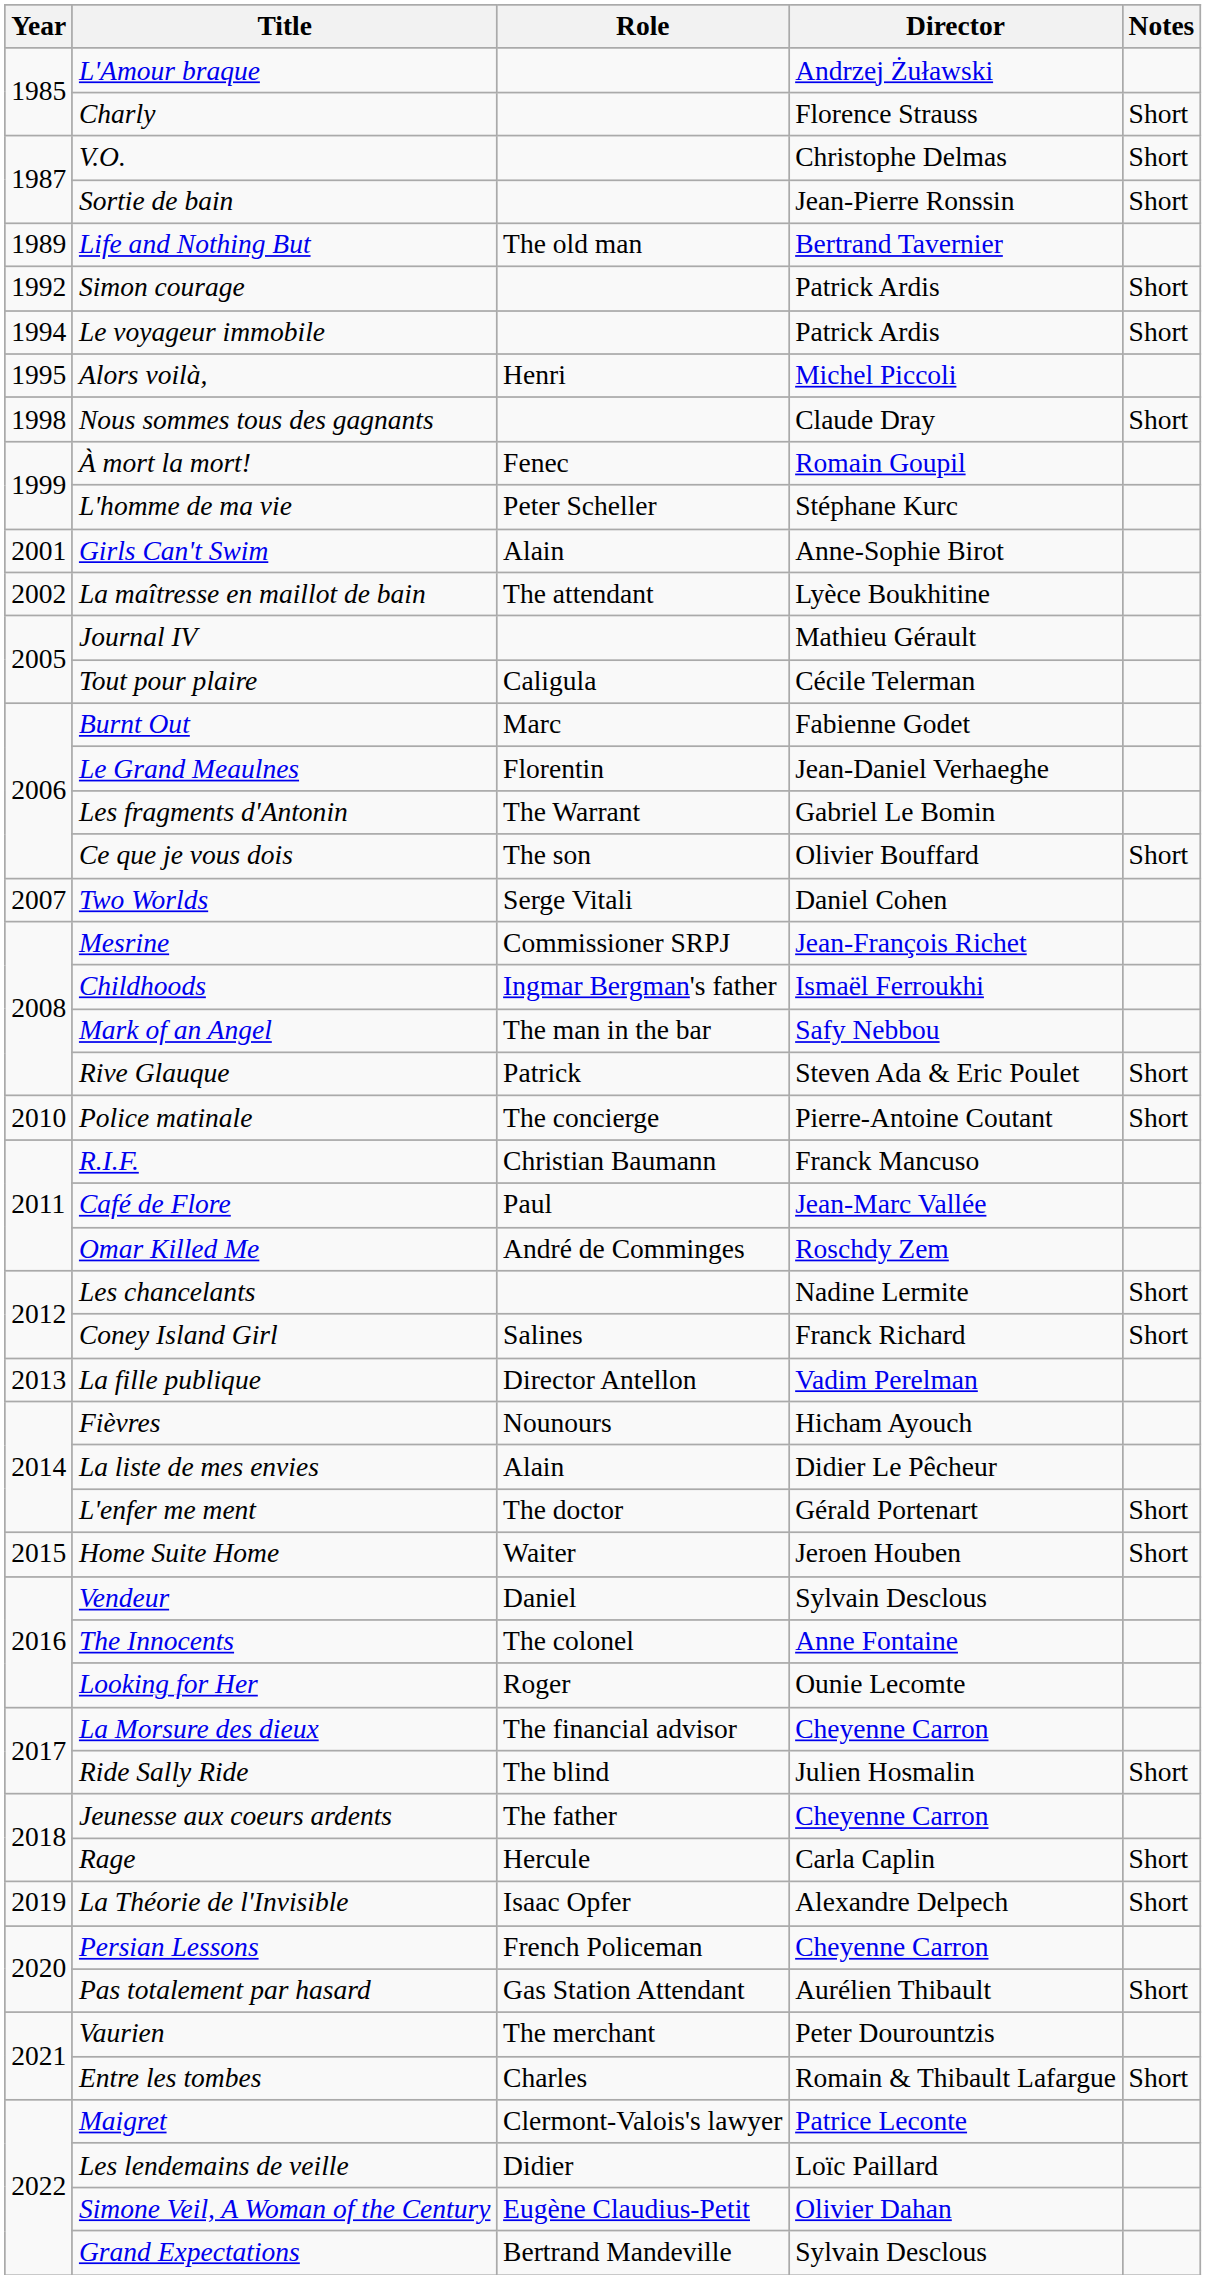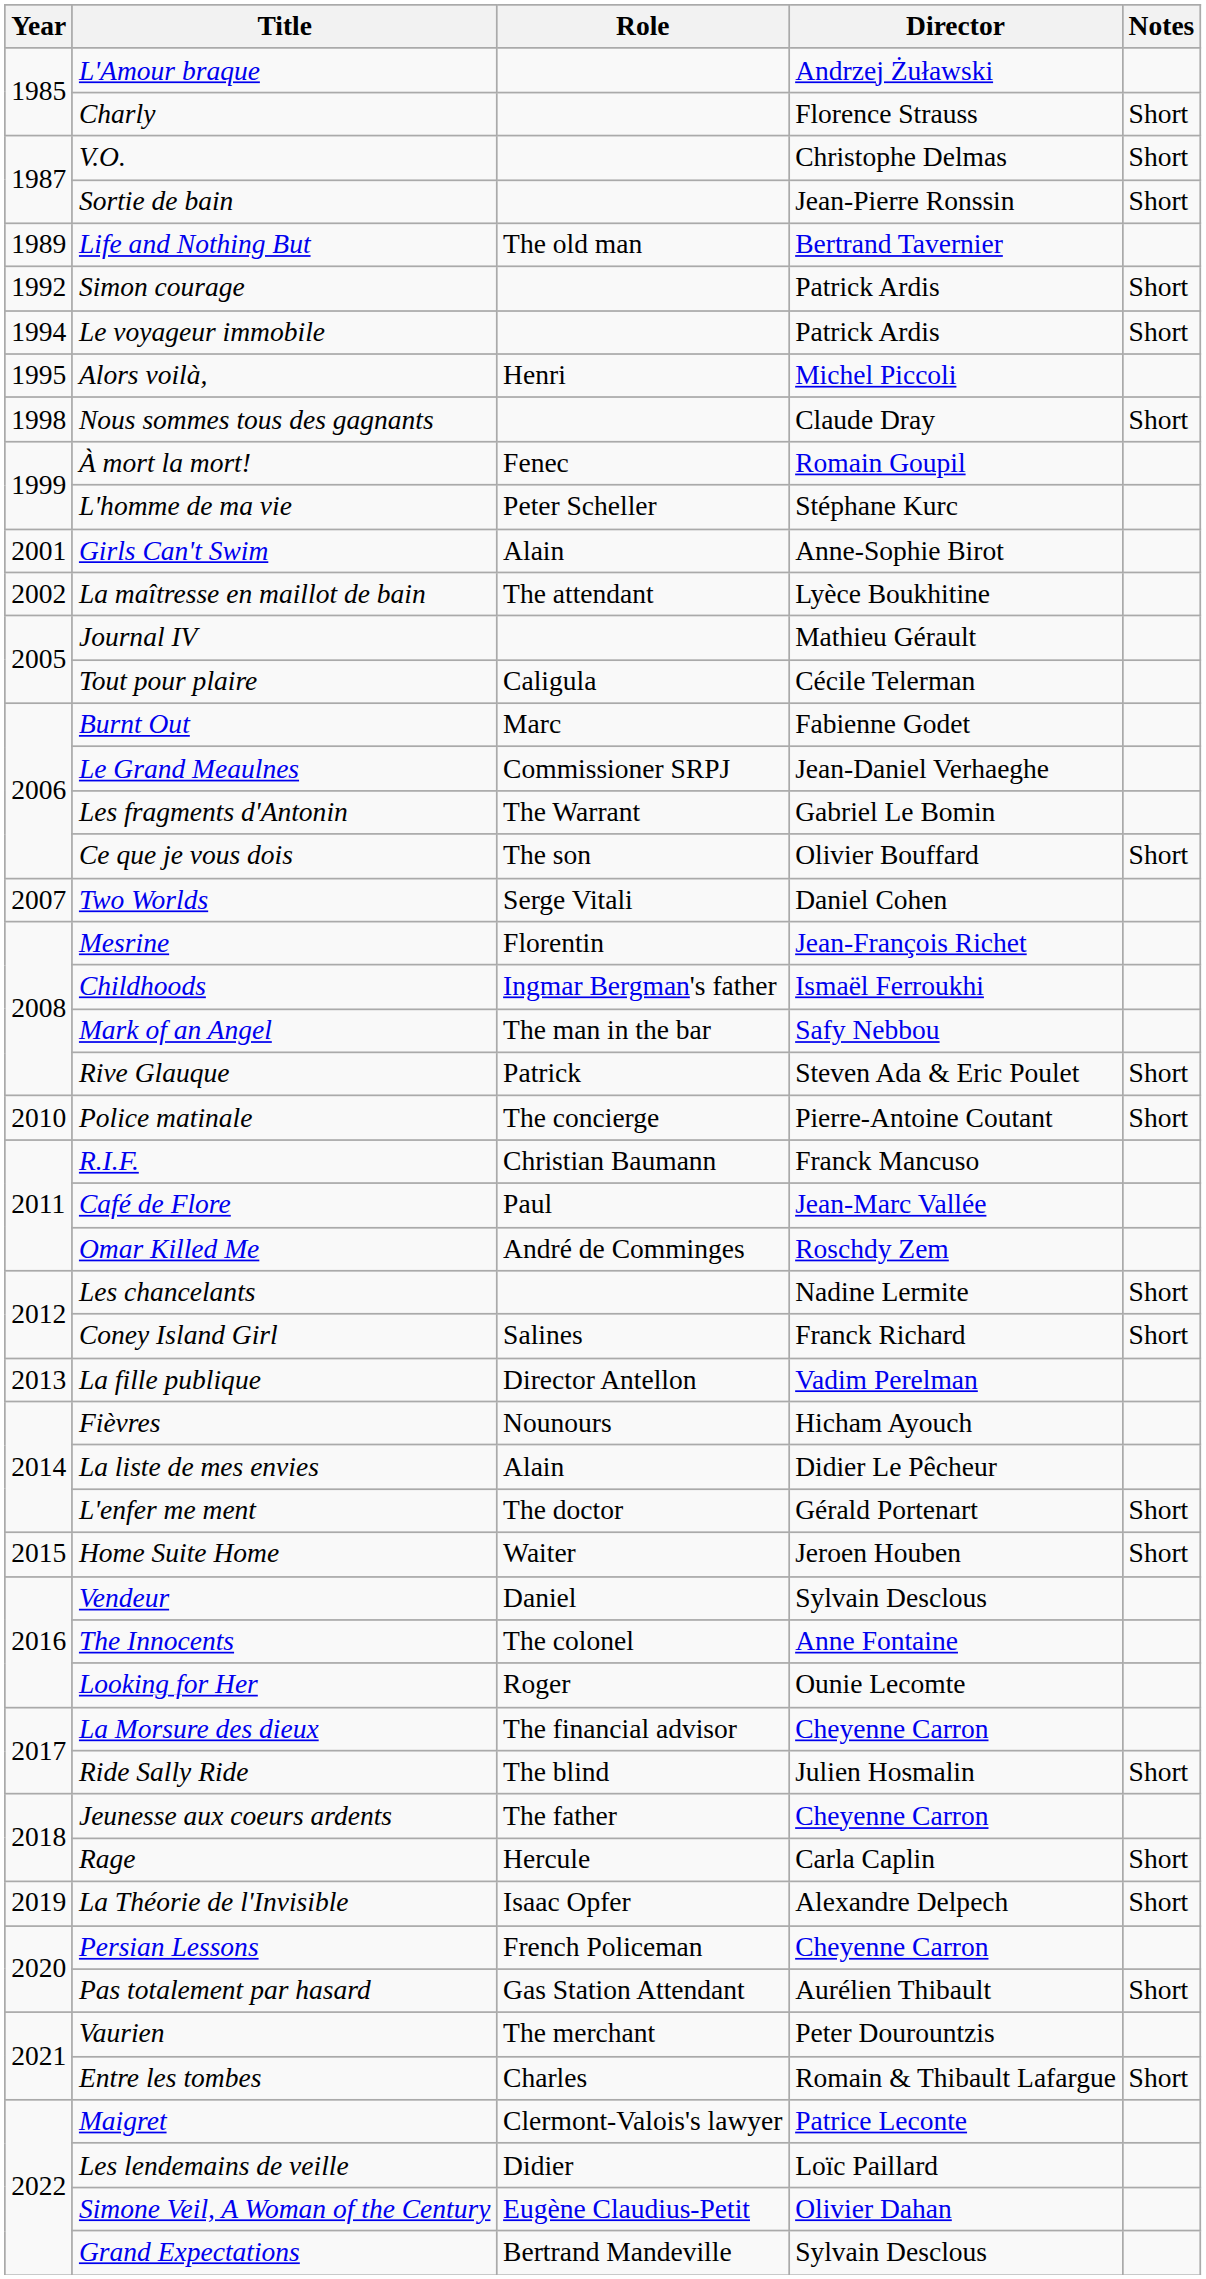(554, 768) Florentin -> (617, 768) Commissioner SRPJ
(617, 942) Commissioner SRPJ -> (554, 942) Florentin
